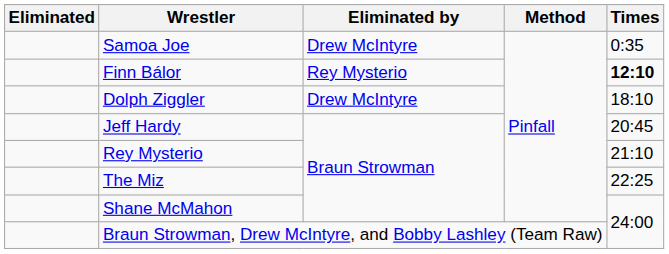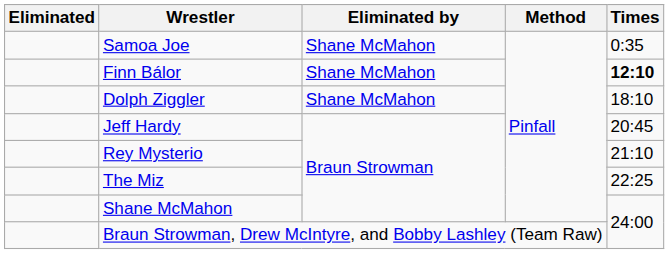(362, 45) Drew McIntyre -> (371, 45) Shane McMahon
(357, 72) Rey Mysterio -> (371, 72) Shane McMahon
(362, 99) Drew McIntyre -> (371, 99) Shane McMahon
